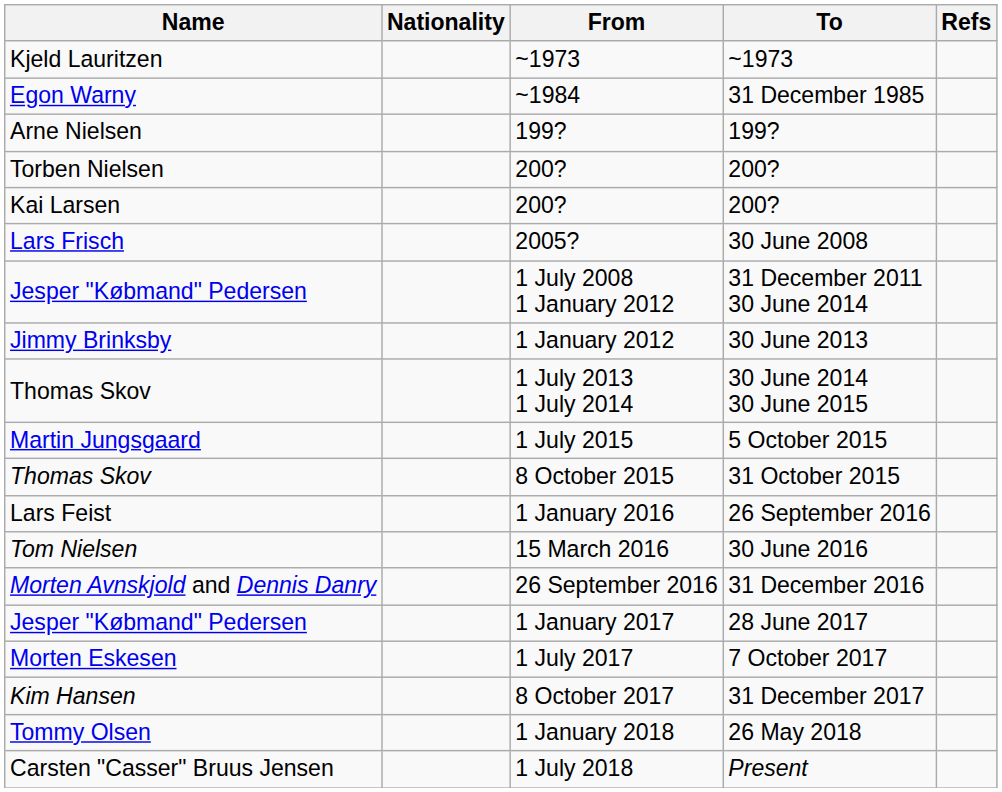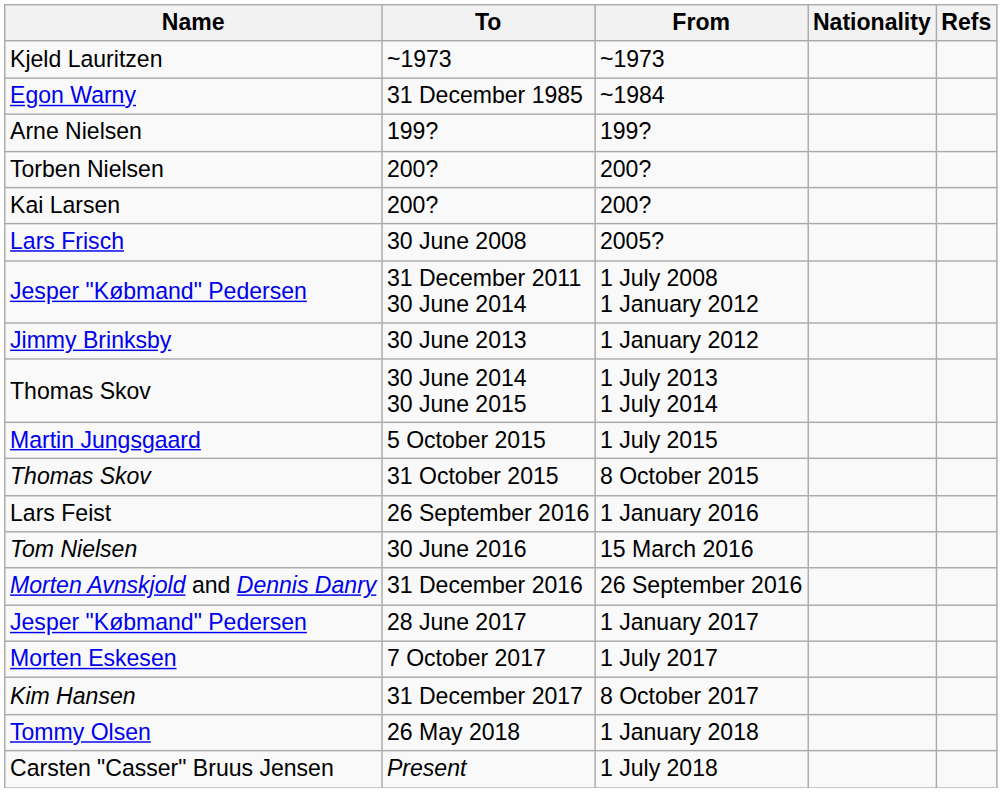columns swapped: (446, 22) <-> (830, 22)
